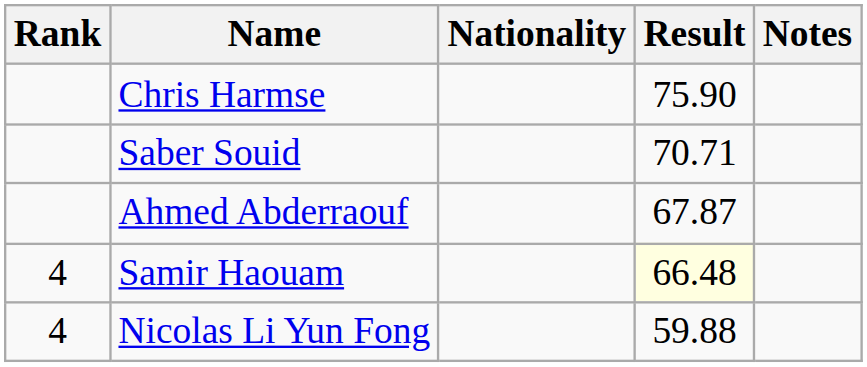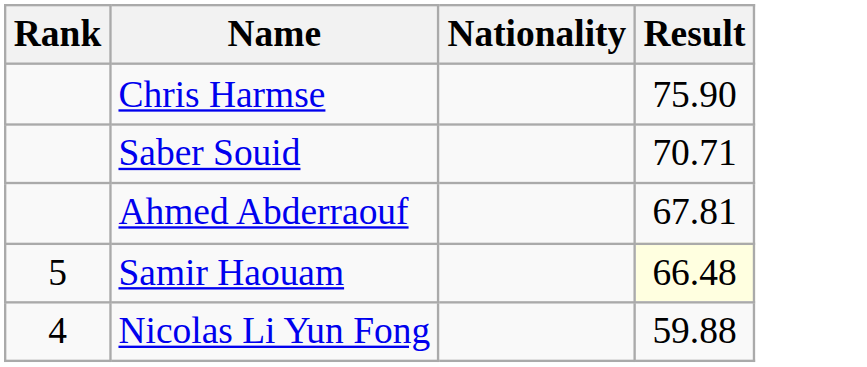- column: (807, 34)
(695, 212) 67.87 -> (695, 212) 67.81
(57, 271) 4 -> (57, 271) 5
